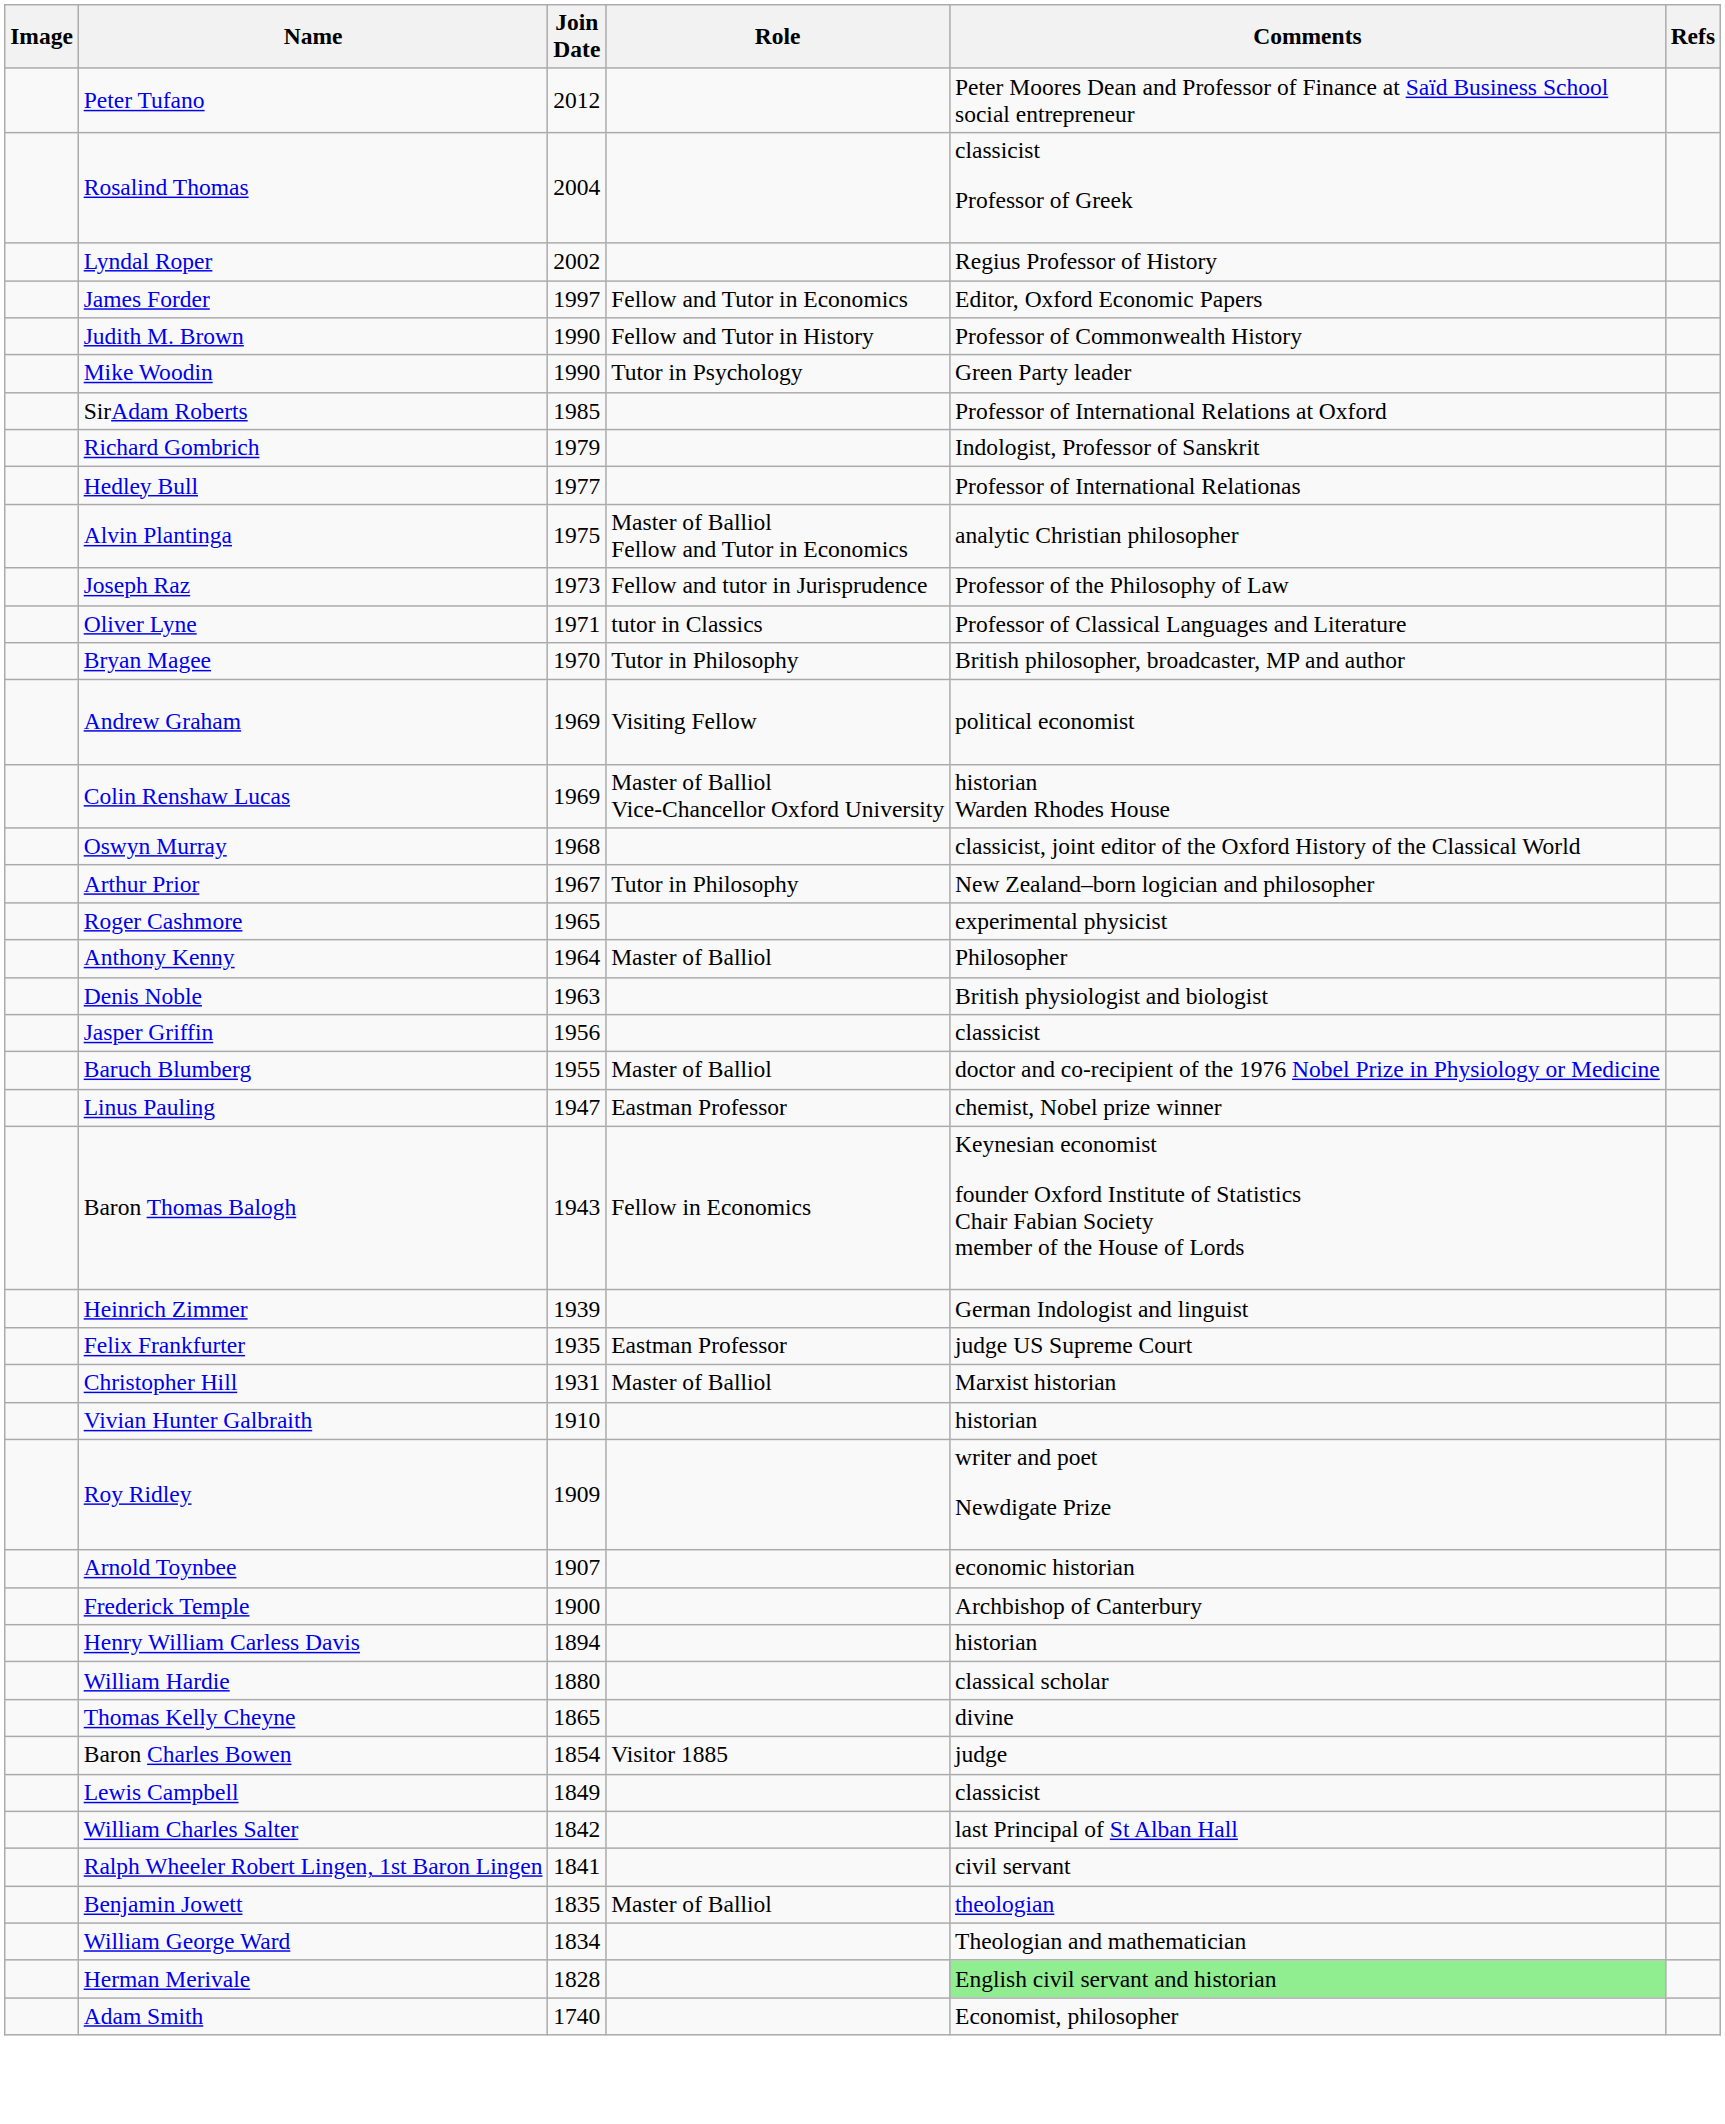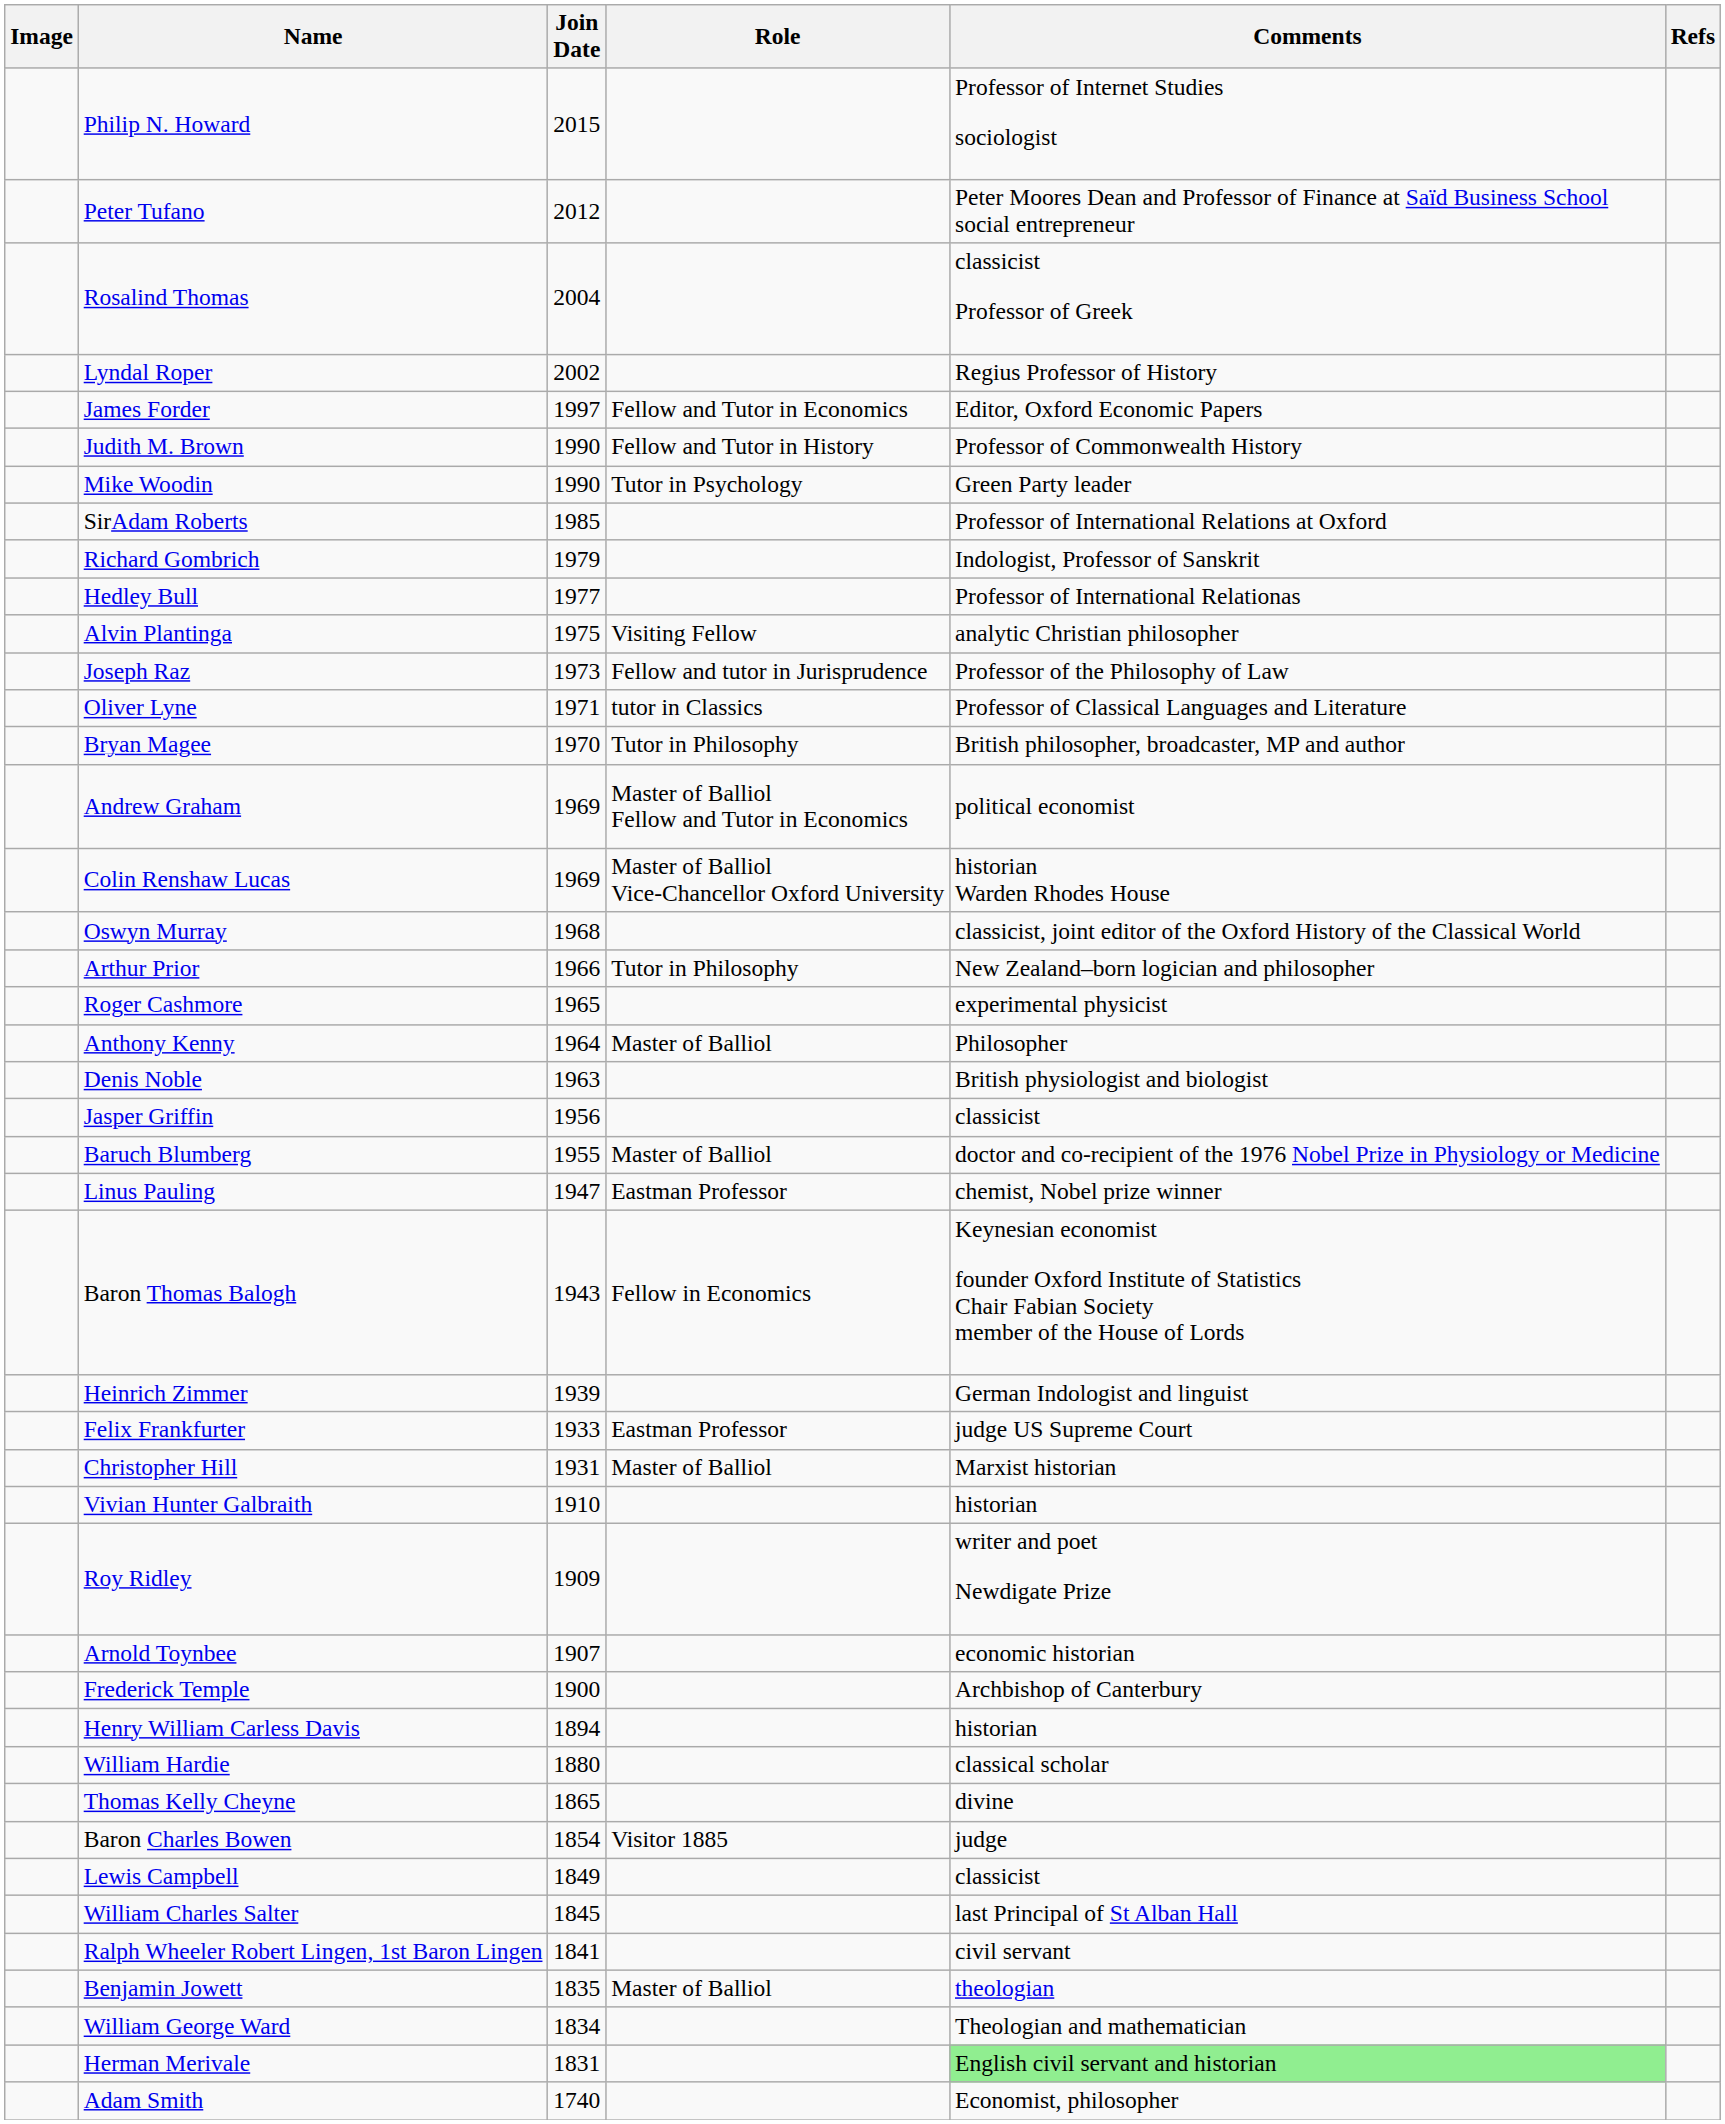+ row: (167, 123)
(759, 535) Master of Balliol Fellow and Tutor in Economics -> (684, 633) Visiting Fellow
(684, 721) Visiting Fellow -> (759, 806) Master of Balliol Fellow and Tutor in Economics
(577, 883) 1967 -> (577, 967) 1966
(577, 1345) 1935 -> (577, 1430) 1933
(577, 1829) 1842 -> (577, 1913) 1845
(577, 1978) 1828 -> (577, 2063) 1831
